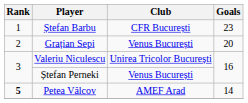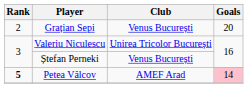- row: (70, 28)
(228, 91) no background -> (228, 75) pink background
